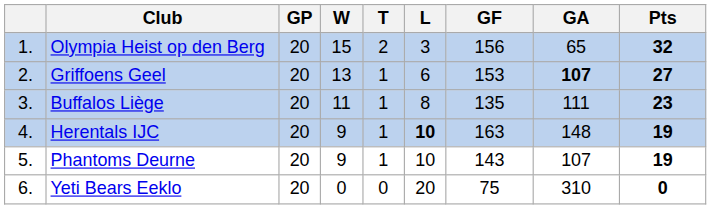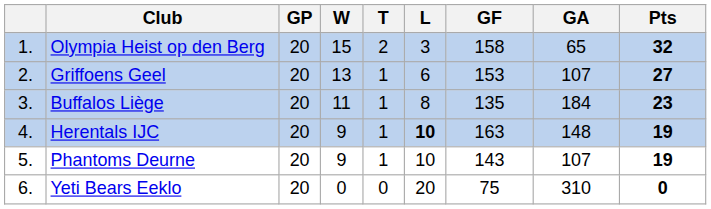(489, 47) 156 -> (489, 47) 158
(576, 75) bold -> (576, 75) normal
(576, 103) 111 -> (576, 103) 184
